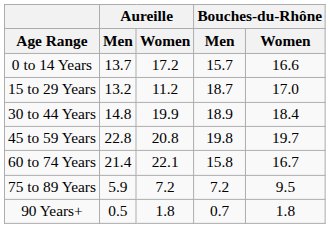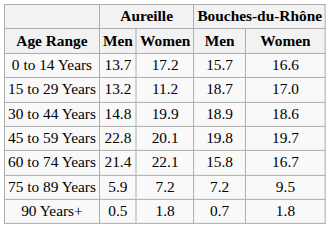(285, 114) 18.4 -> (285, 114) 18.6
(165, 138) 20.8 -> (165, 138) 20.1
